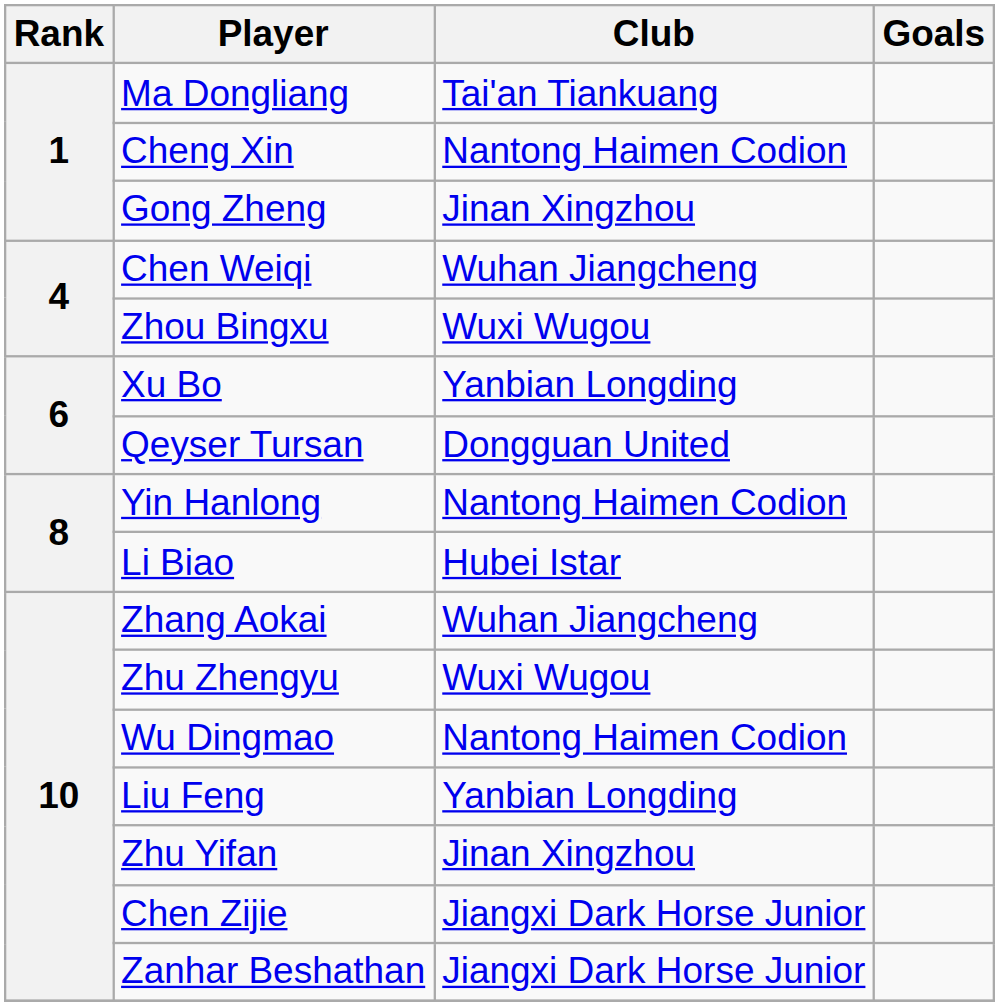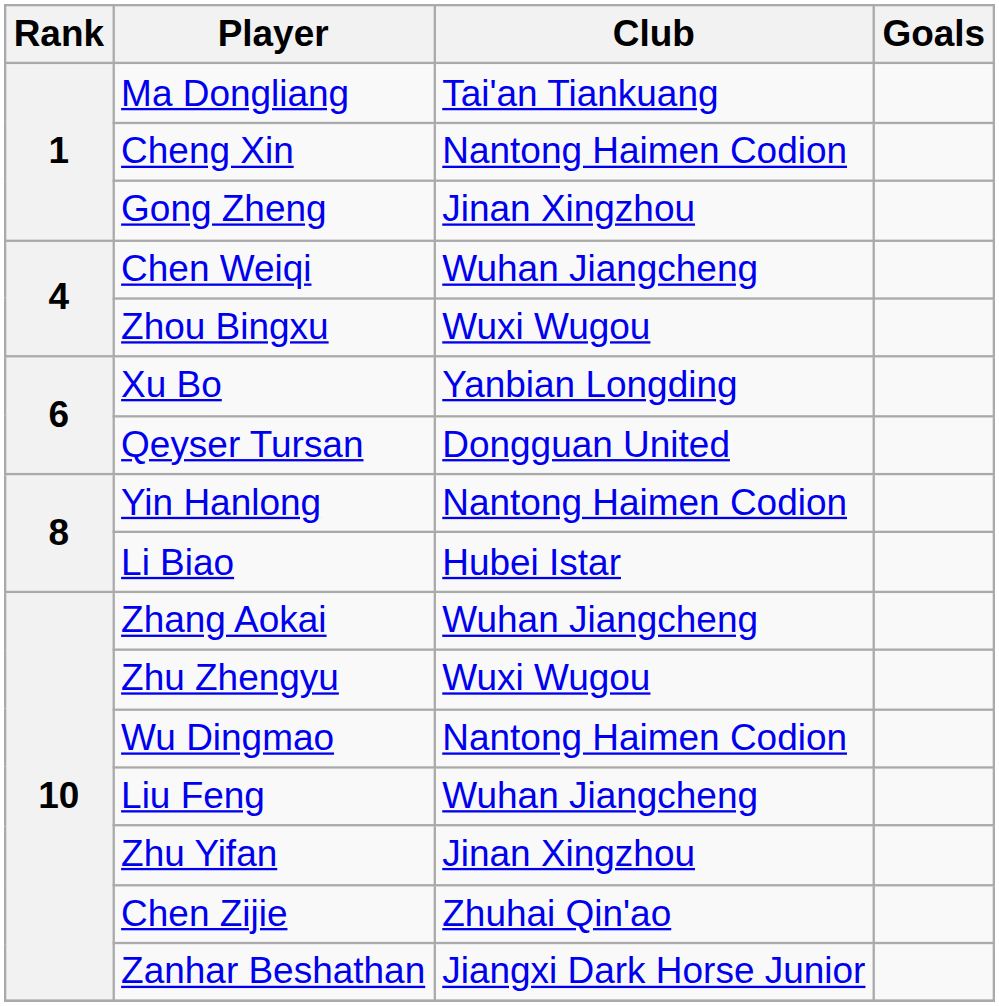(590, 795) Yanbian Longding -> (600, 795) Wuhan Jiangcheng
(654, 913) Jiangxi Dark Horse Junior -> (557, 913) Zhuhai Qin'ao
